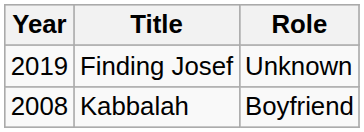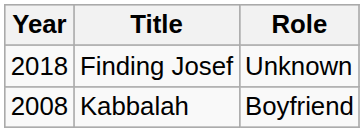(39, 65) 2019 -> (39, 65) 2018
